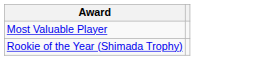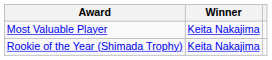+ column: (224, 13)
